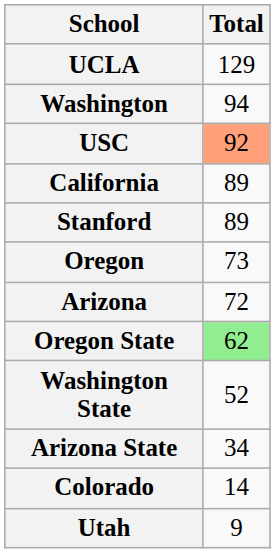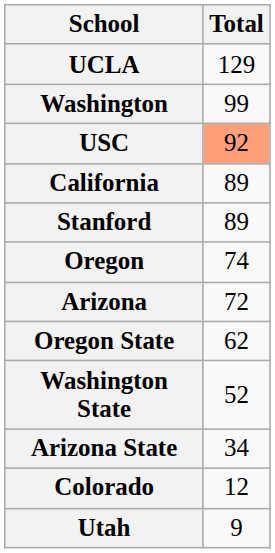(237, 103) 94 -> (237, 103) 99
(237, 261) 73 -> (237, 261) 74
(237, 340) lightgreen background -> (237, 340) no background
(237, 487) 14 -> (237, 487) 12
